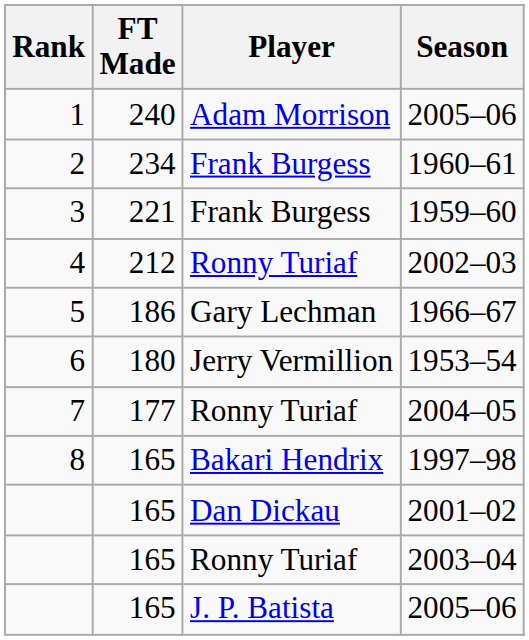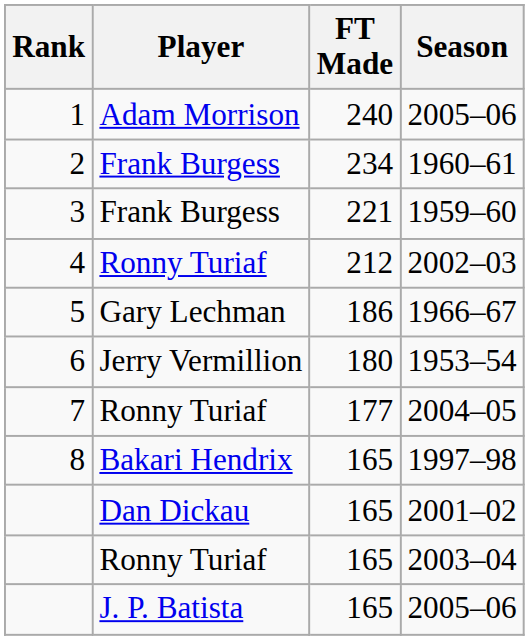columns swapped: (138, 46) <-> (292, 46)
